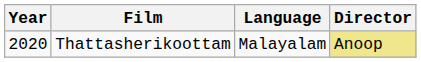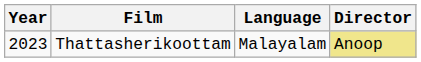(28, 44) 2020 -> (28, 44) 2023
